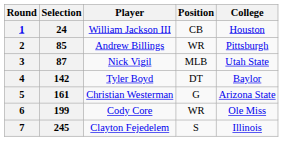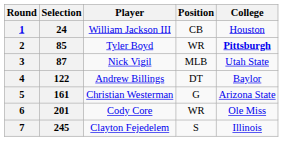(130, 45) Andrew Billings -> (130, 45) Tyler Boyd
(247, 45) normal -> (247, 45) bold
(62, 78) 142 -> (62, 78) 122
(130, 78) Tyler Boyd -> (130, 78) Andrew Billings
(62, 111) 199 -> (62, 111) 201
